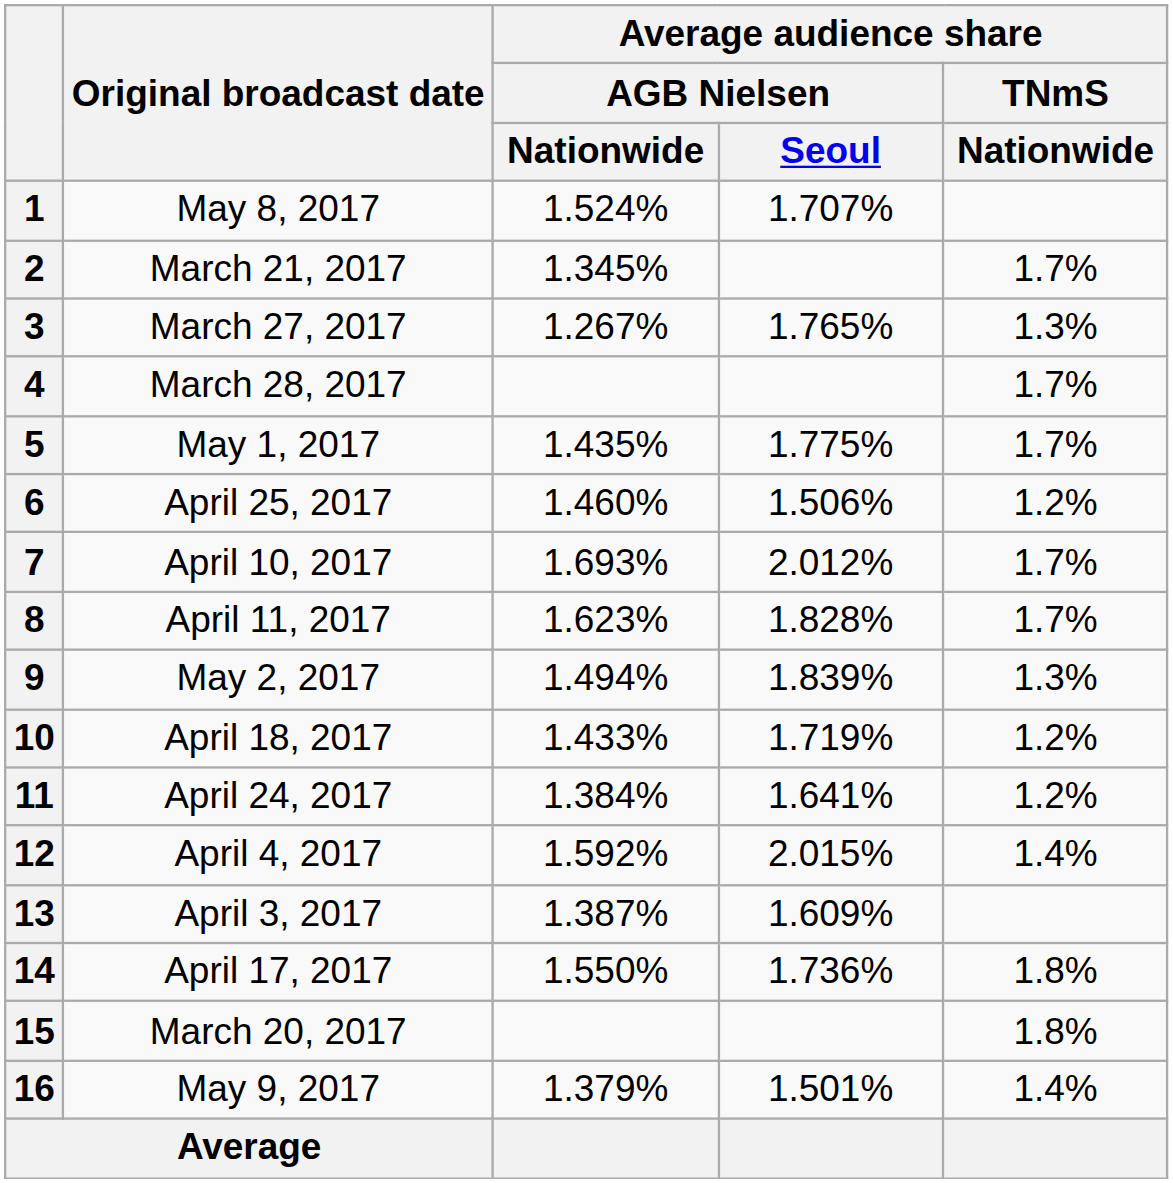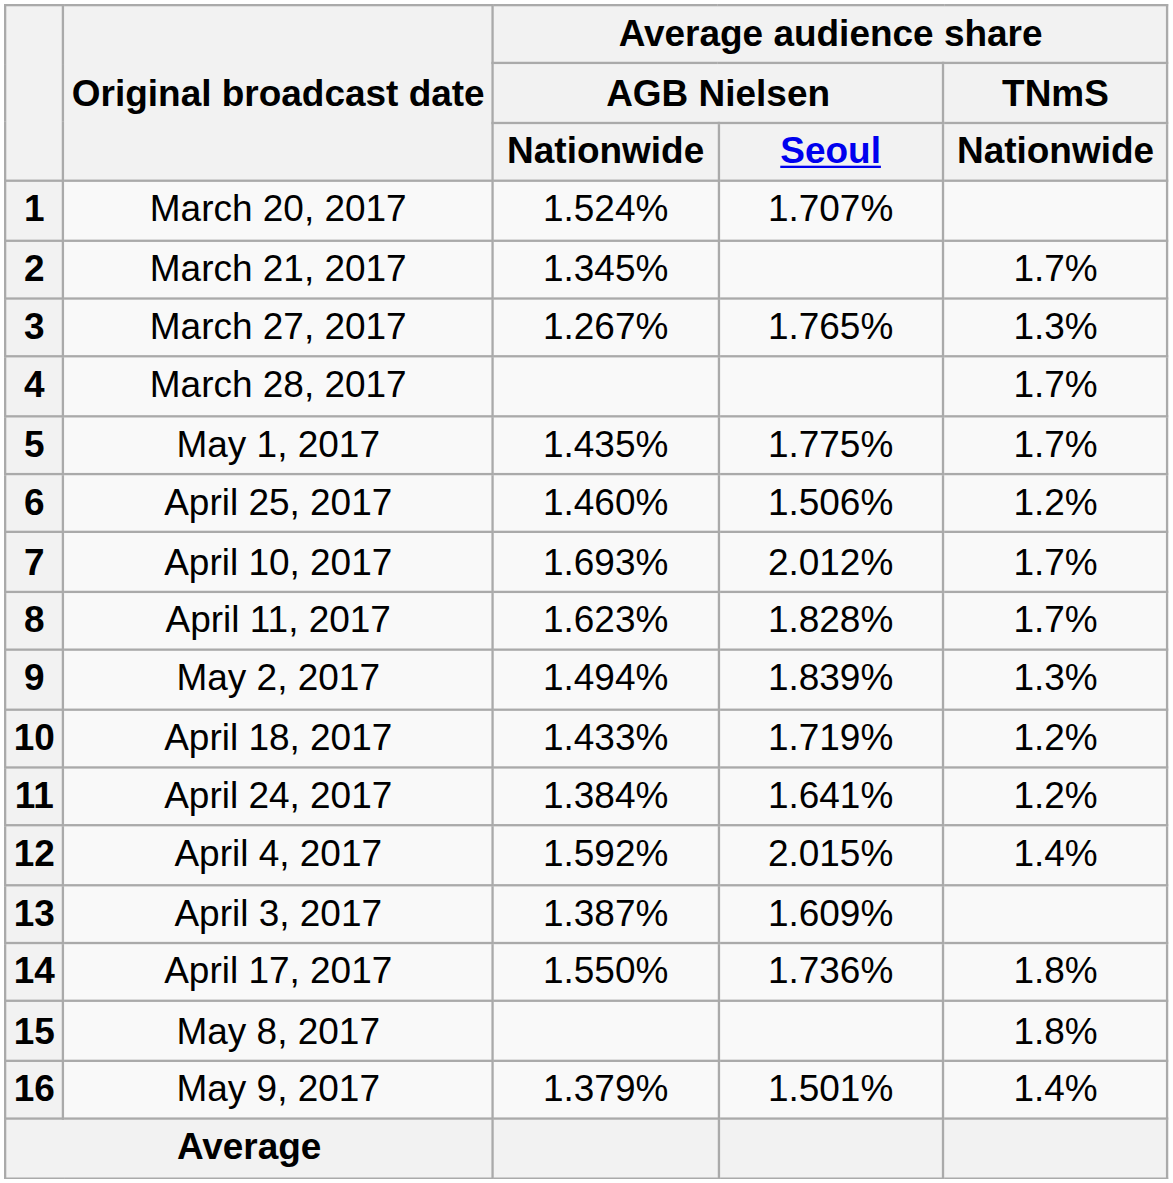(278, 209) May 8, 2017 -> (278, 209) March 20, 2017
(278, 1030) March 20, 2017 -> (278, 1030) May 8, 2017
